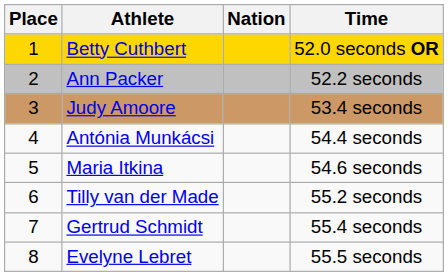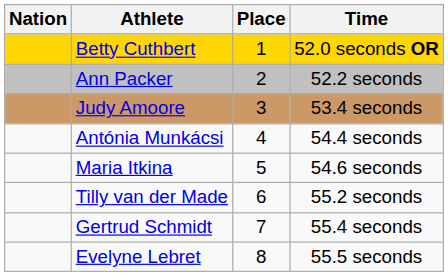columns swapped: (33, 19) <-> (256, 19)
